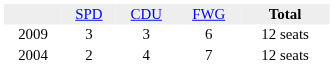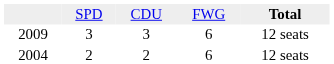(146, 55) 4 -> (146, 55) 2
(209, 55) 7 -> (209, 55) 6
